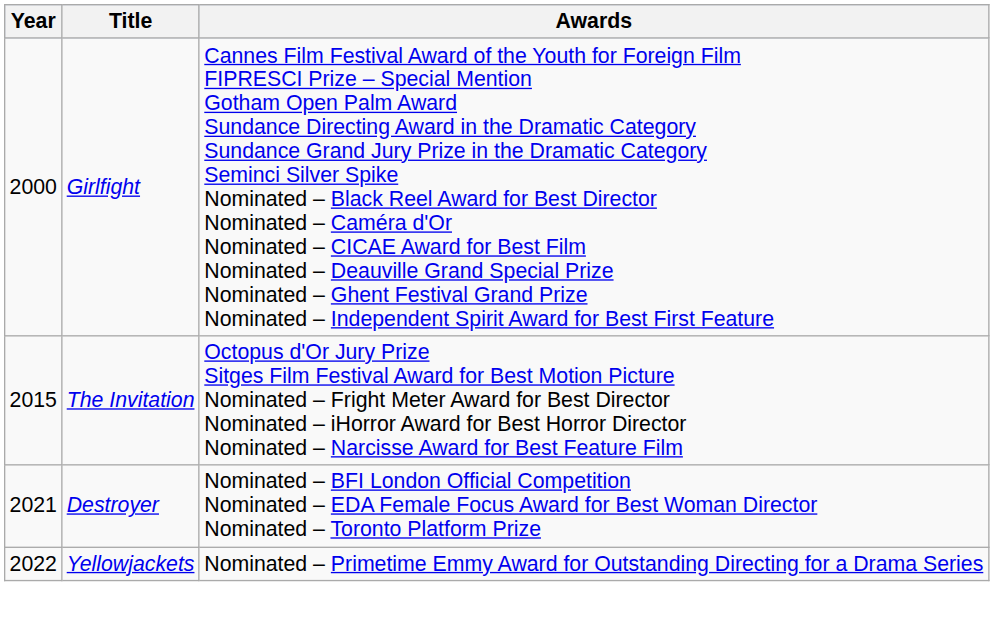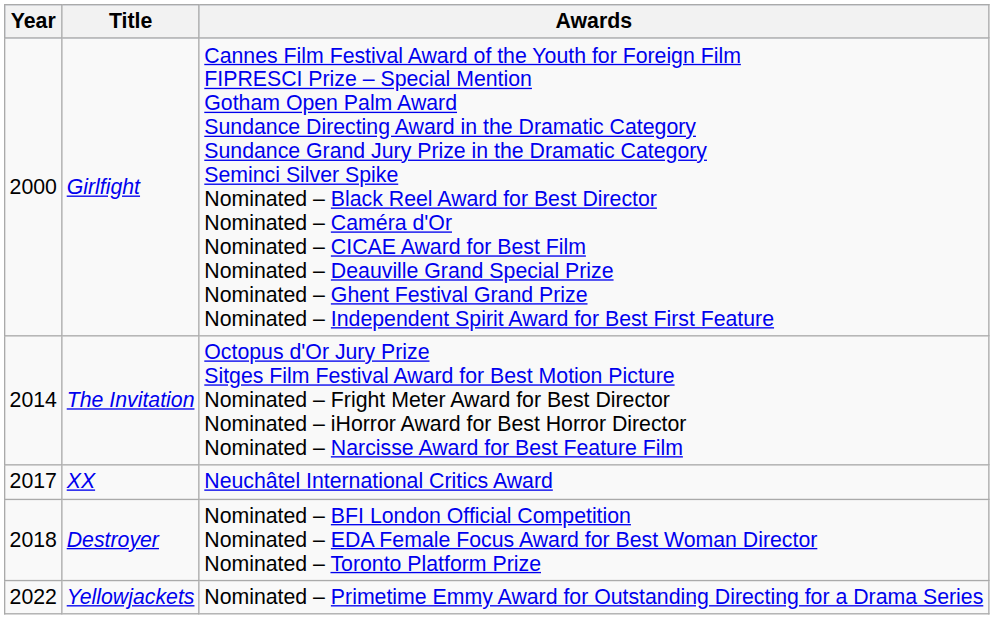(33, 400) 2015 -> (33, 400) 2014
+ row: (81, 481)
(33, 505) 2021 -> (33, 539) 2018
